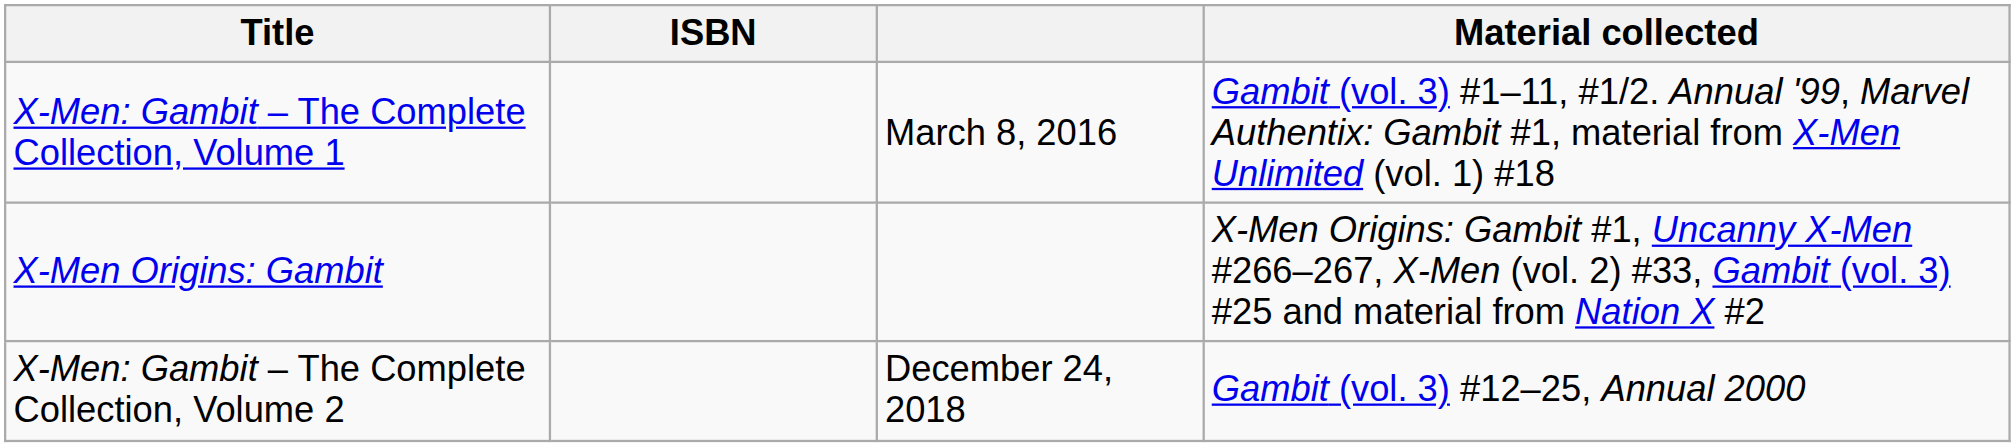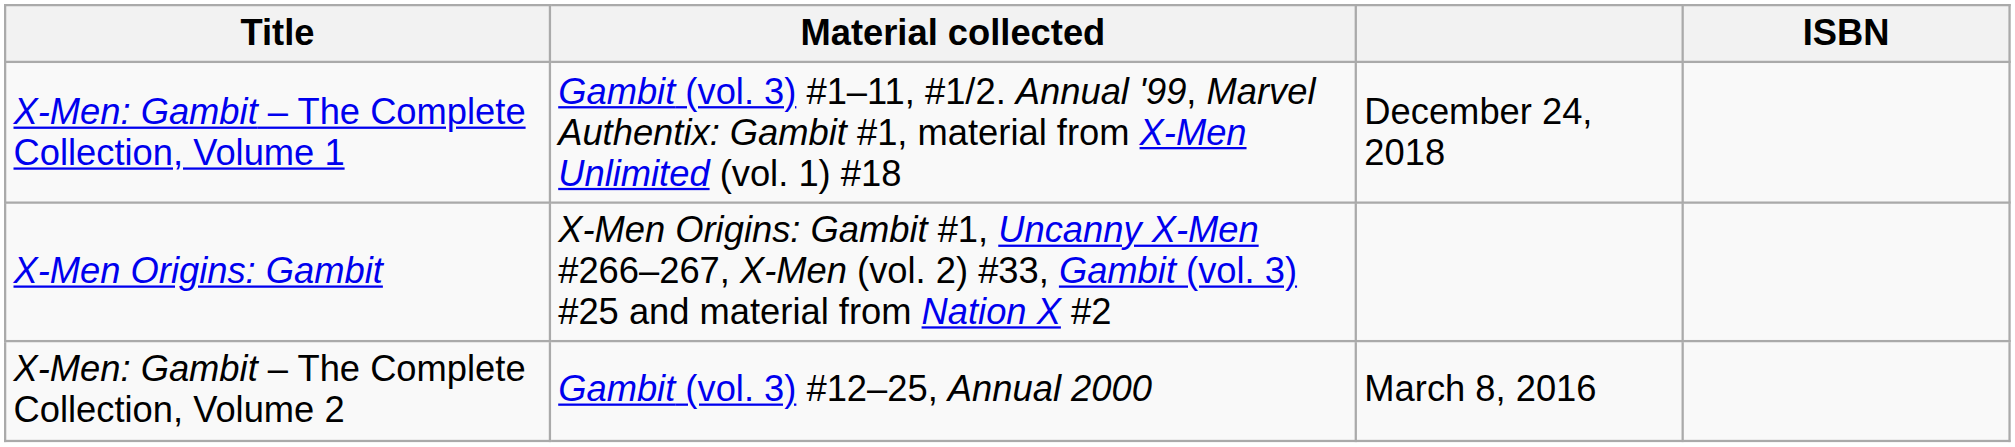columns swapped: (1606, 33) <-> (713, 33)
(1001, 131) March 8, 2016 -> (1478, 131) December 24, 2018
(999, 389) December 24, 2018 -> (1480, 389) March 8, 2016
